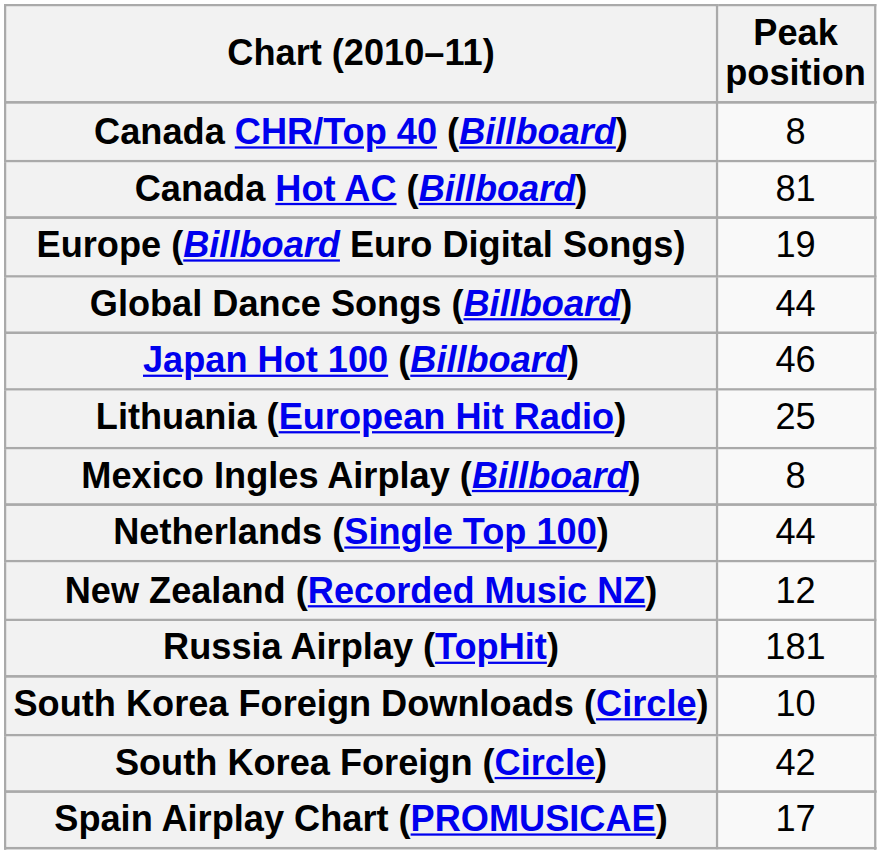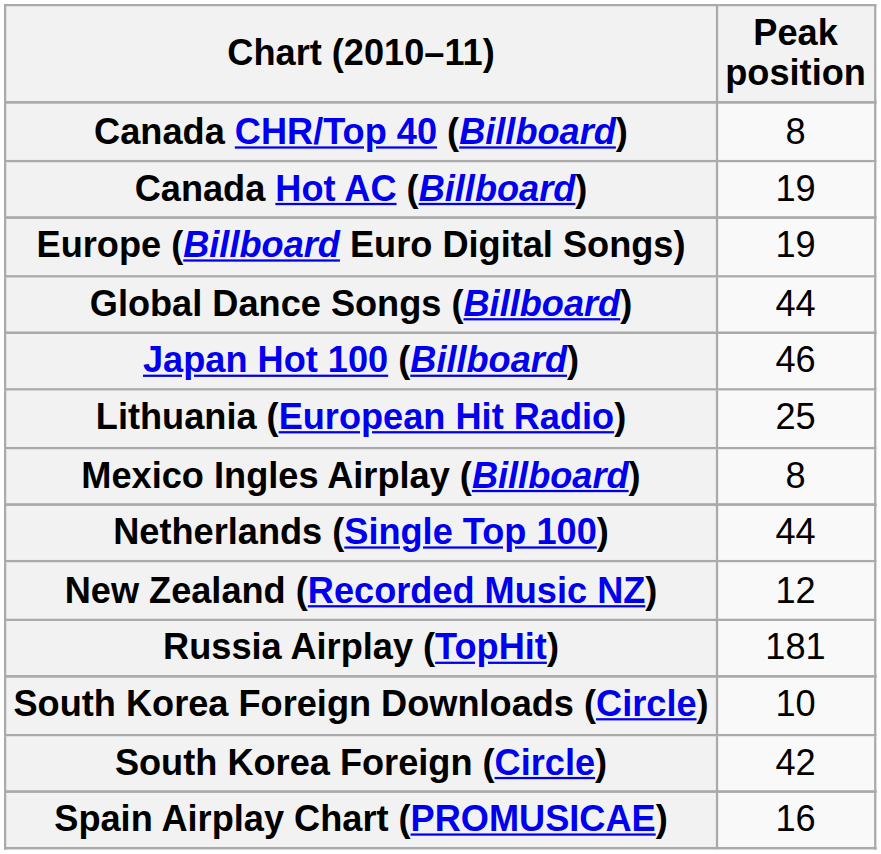(796, 188) 81 -> (796, 188) 19
(796, 819) 17 -> (796, 819) 16
